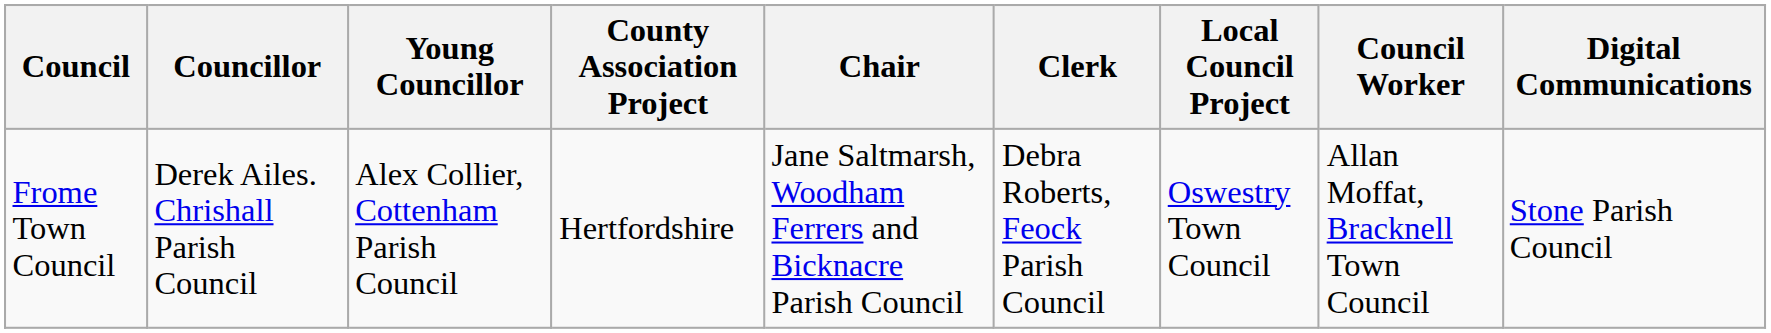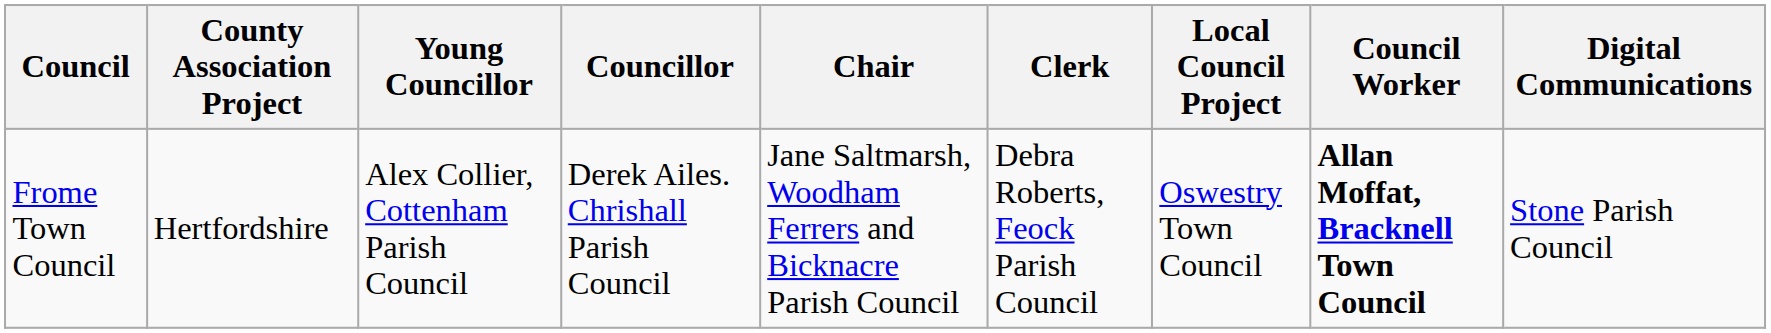columns swapped: (247, 66) <-> (658, 66)
(1390, 227) normal -> (1385, 227) bold
